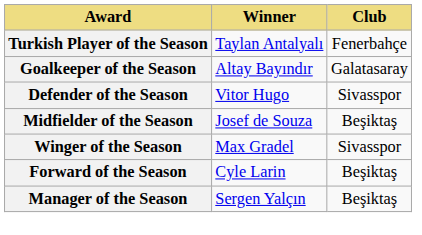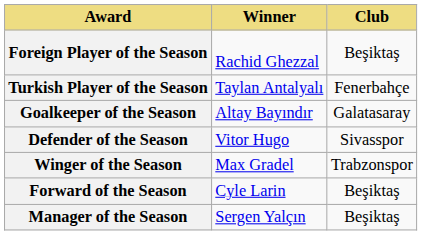+ row: (108, 52)
- row: (108, 120)
(369, 146) Sivasspor -> (372, 165) Trabzonspor
